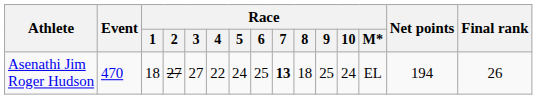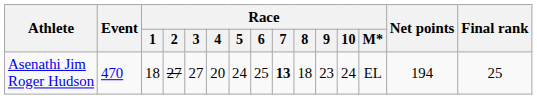(218, 73) 22 -> (218, 73) 20
(327, 73) 25 -> (327, 73) 23
(495, 73) 26 -> (495, 73) 25
